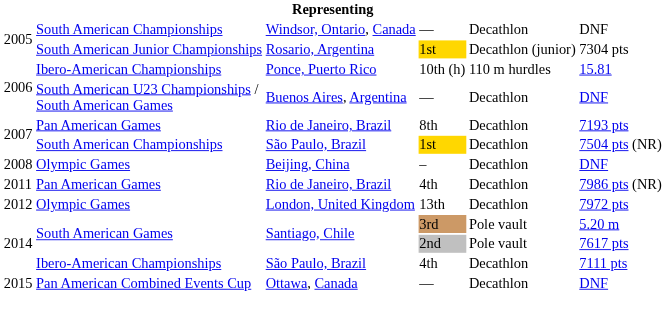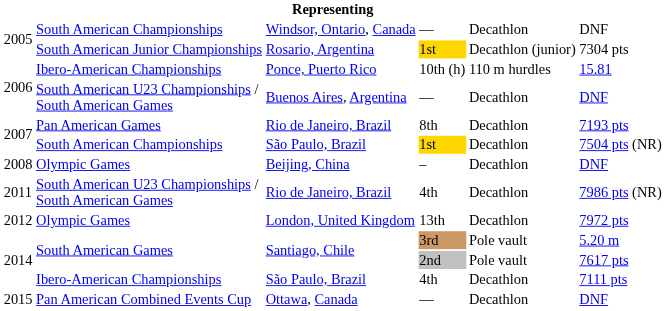(98, 184) Pan American Games -> (147, 192) South American U23 Championships / South American Games
